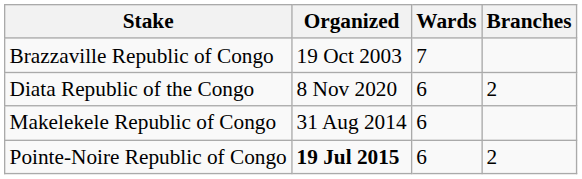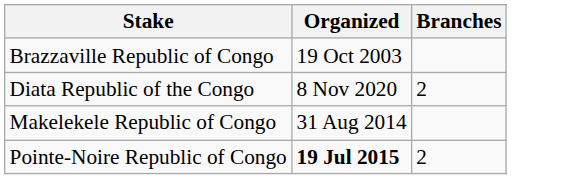- column: (446, 21)
